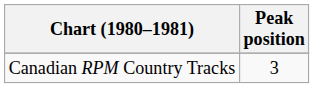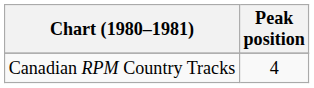(274, 67) 3 -> (274, 67) 4
